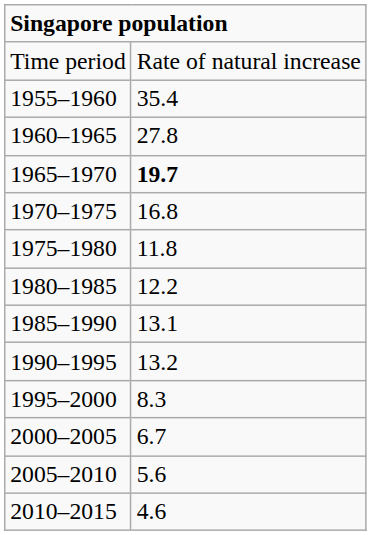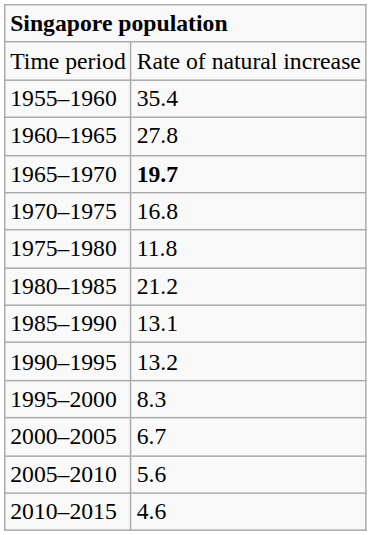(157, 286) 12.2 -> (157, 286) 21.2
